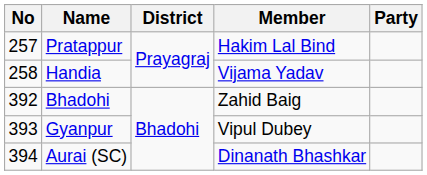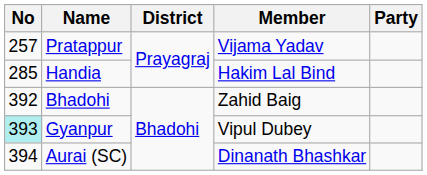(276, 45) Hakim Lal Bind -> (271, 45) Vijama Yadav
(23, 73) 258 -> (23, 73) 285
(271, 73) Vijama Yadav -> (276, 73) Hakim Lal Bind
(23, 128) no background -> (23, 128) paleturquoise background
